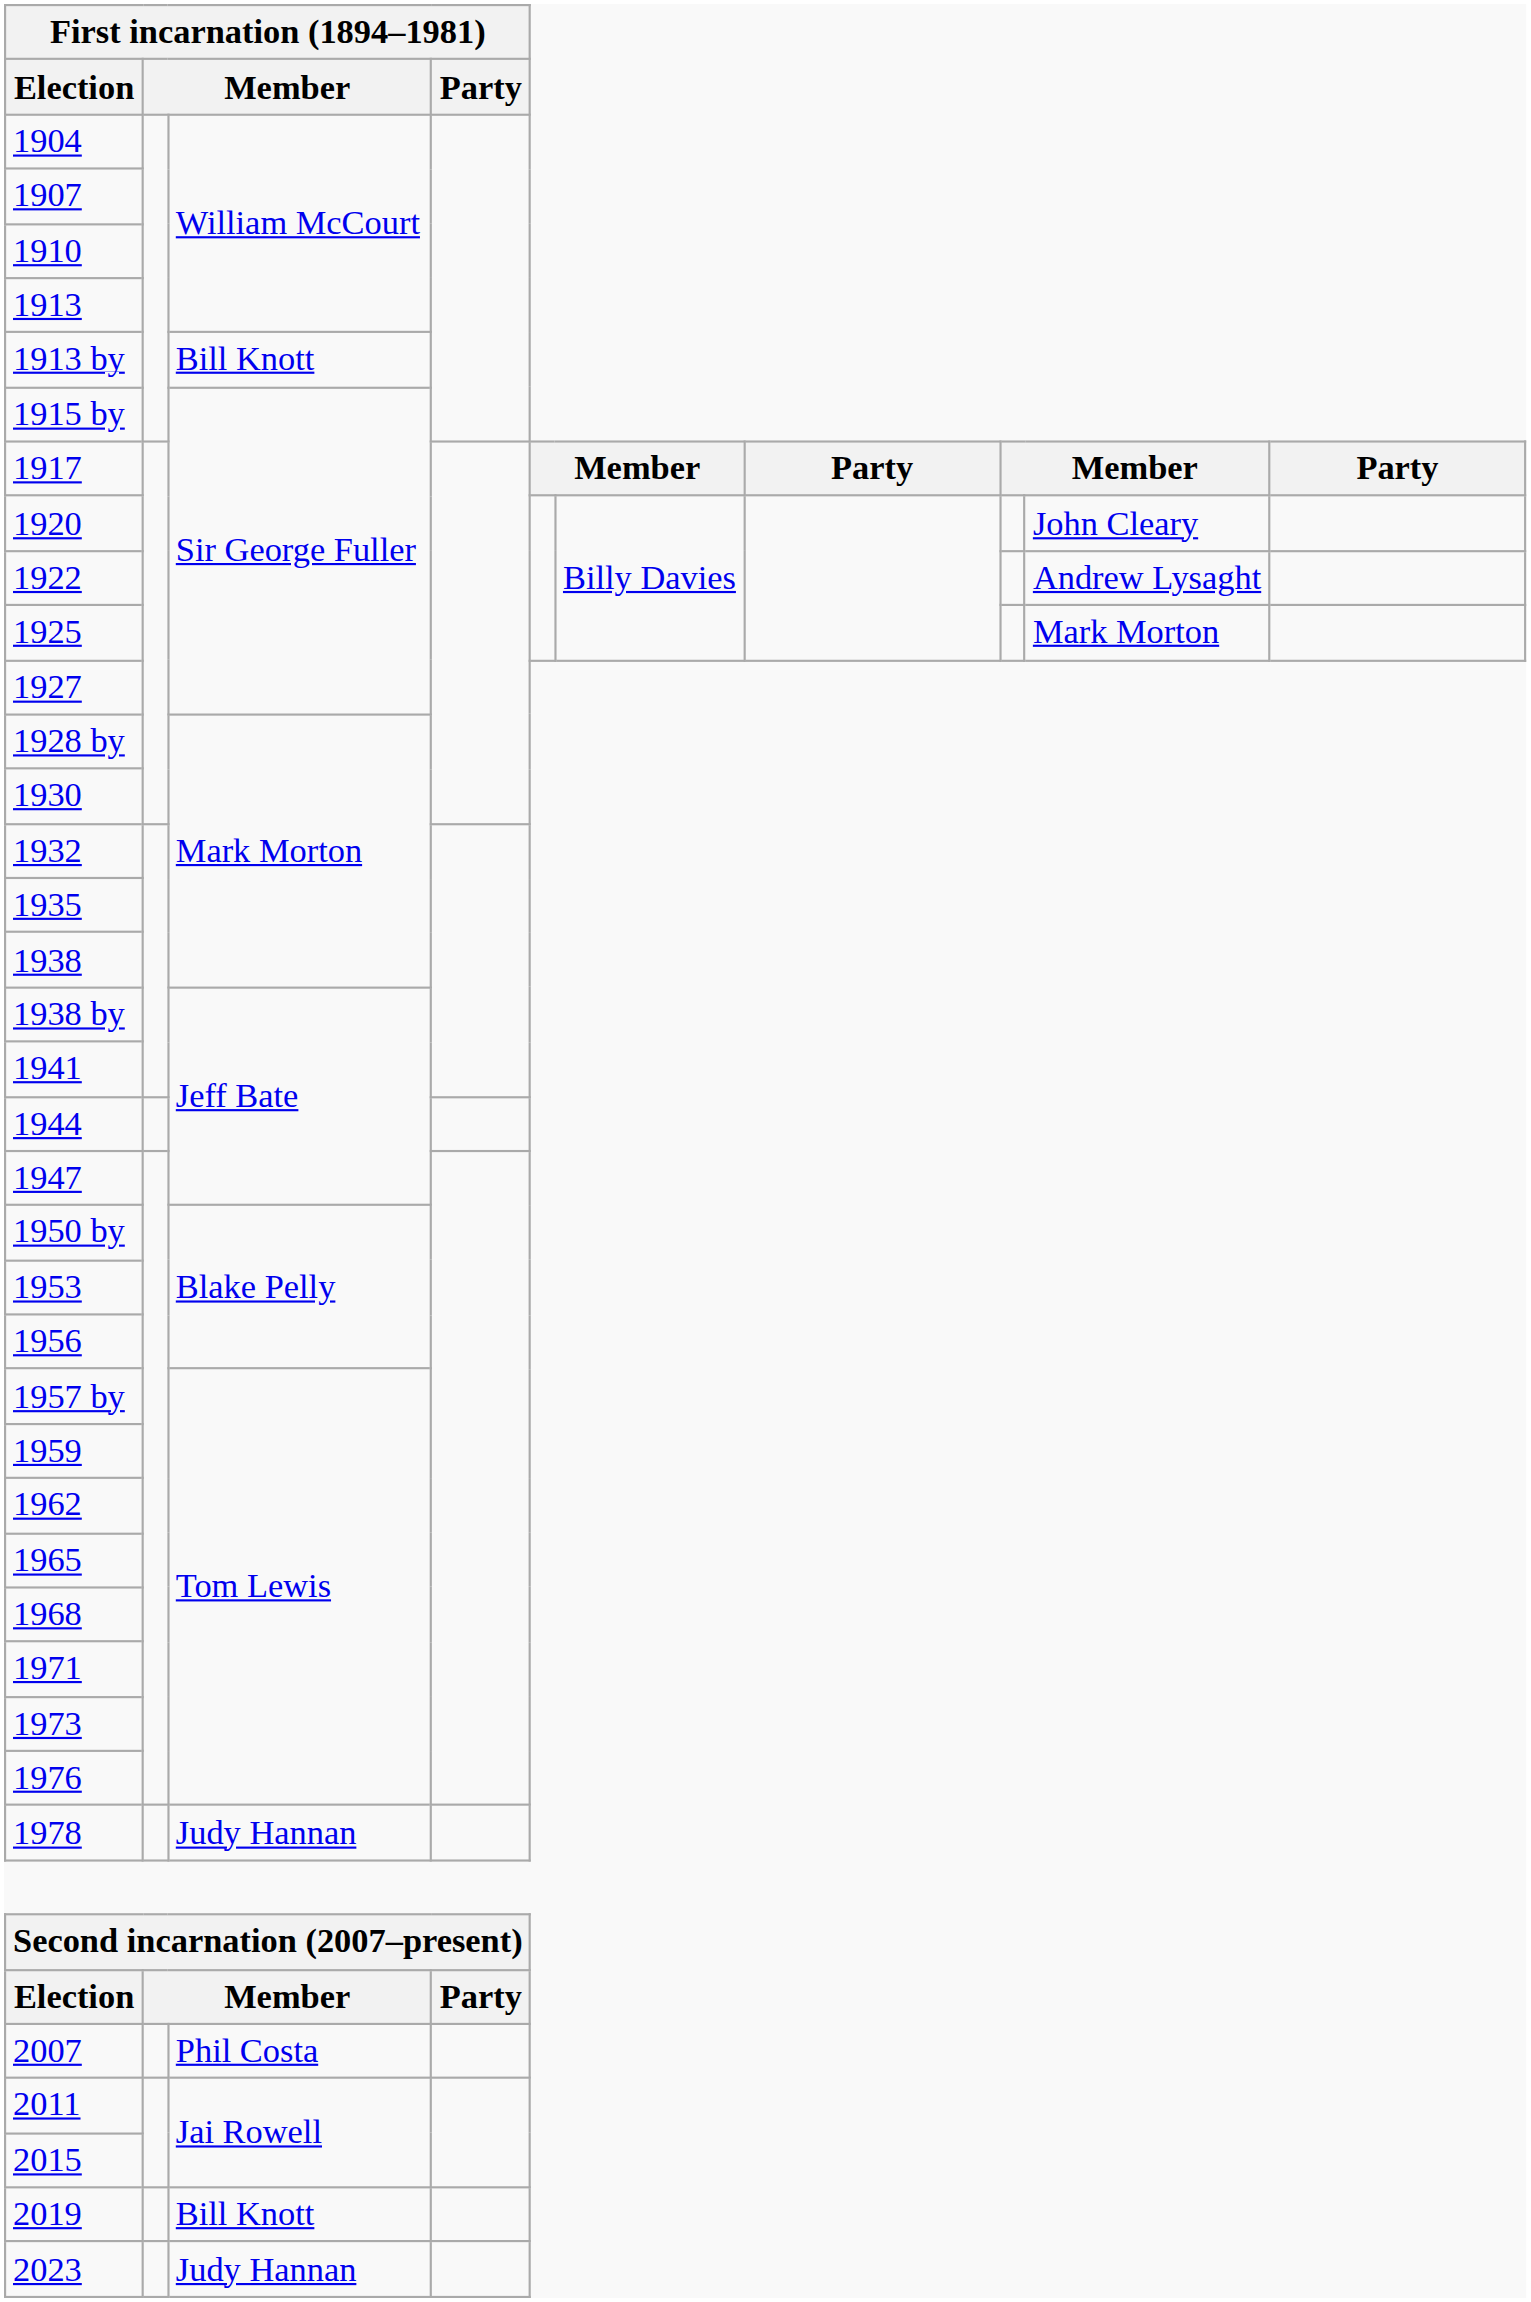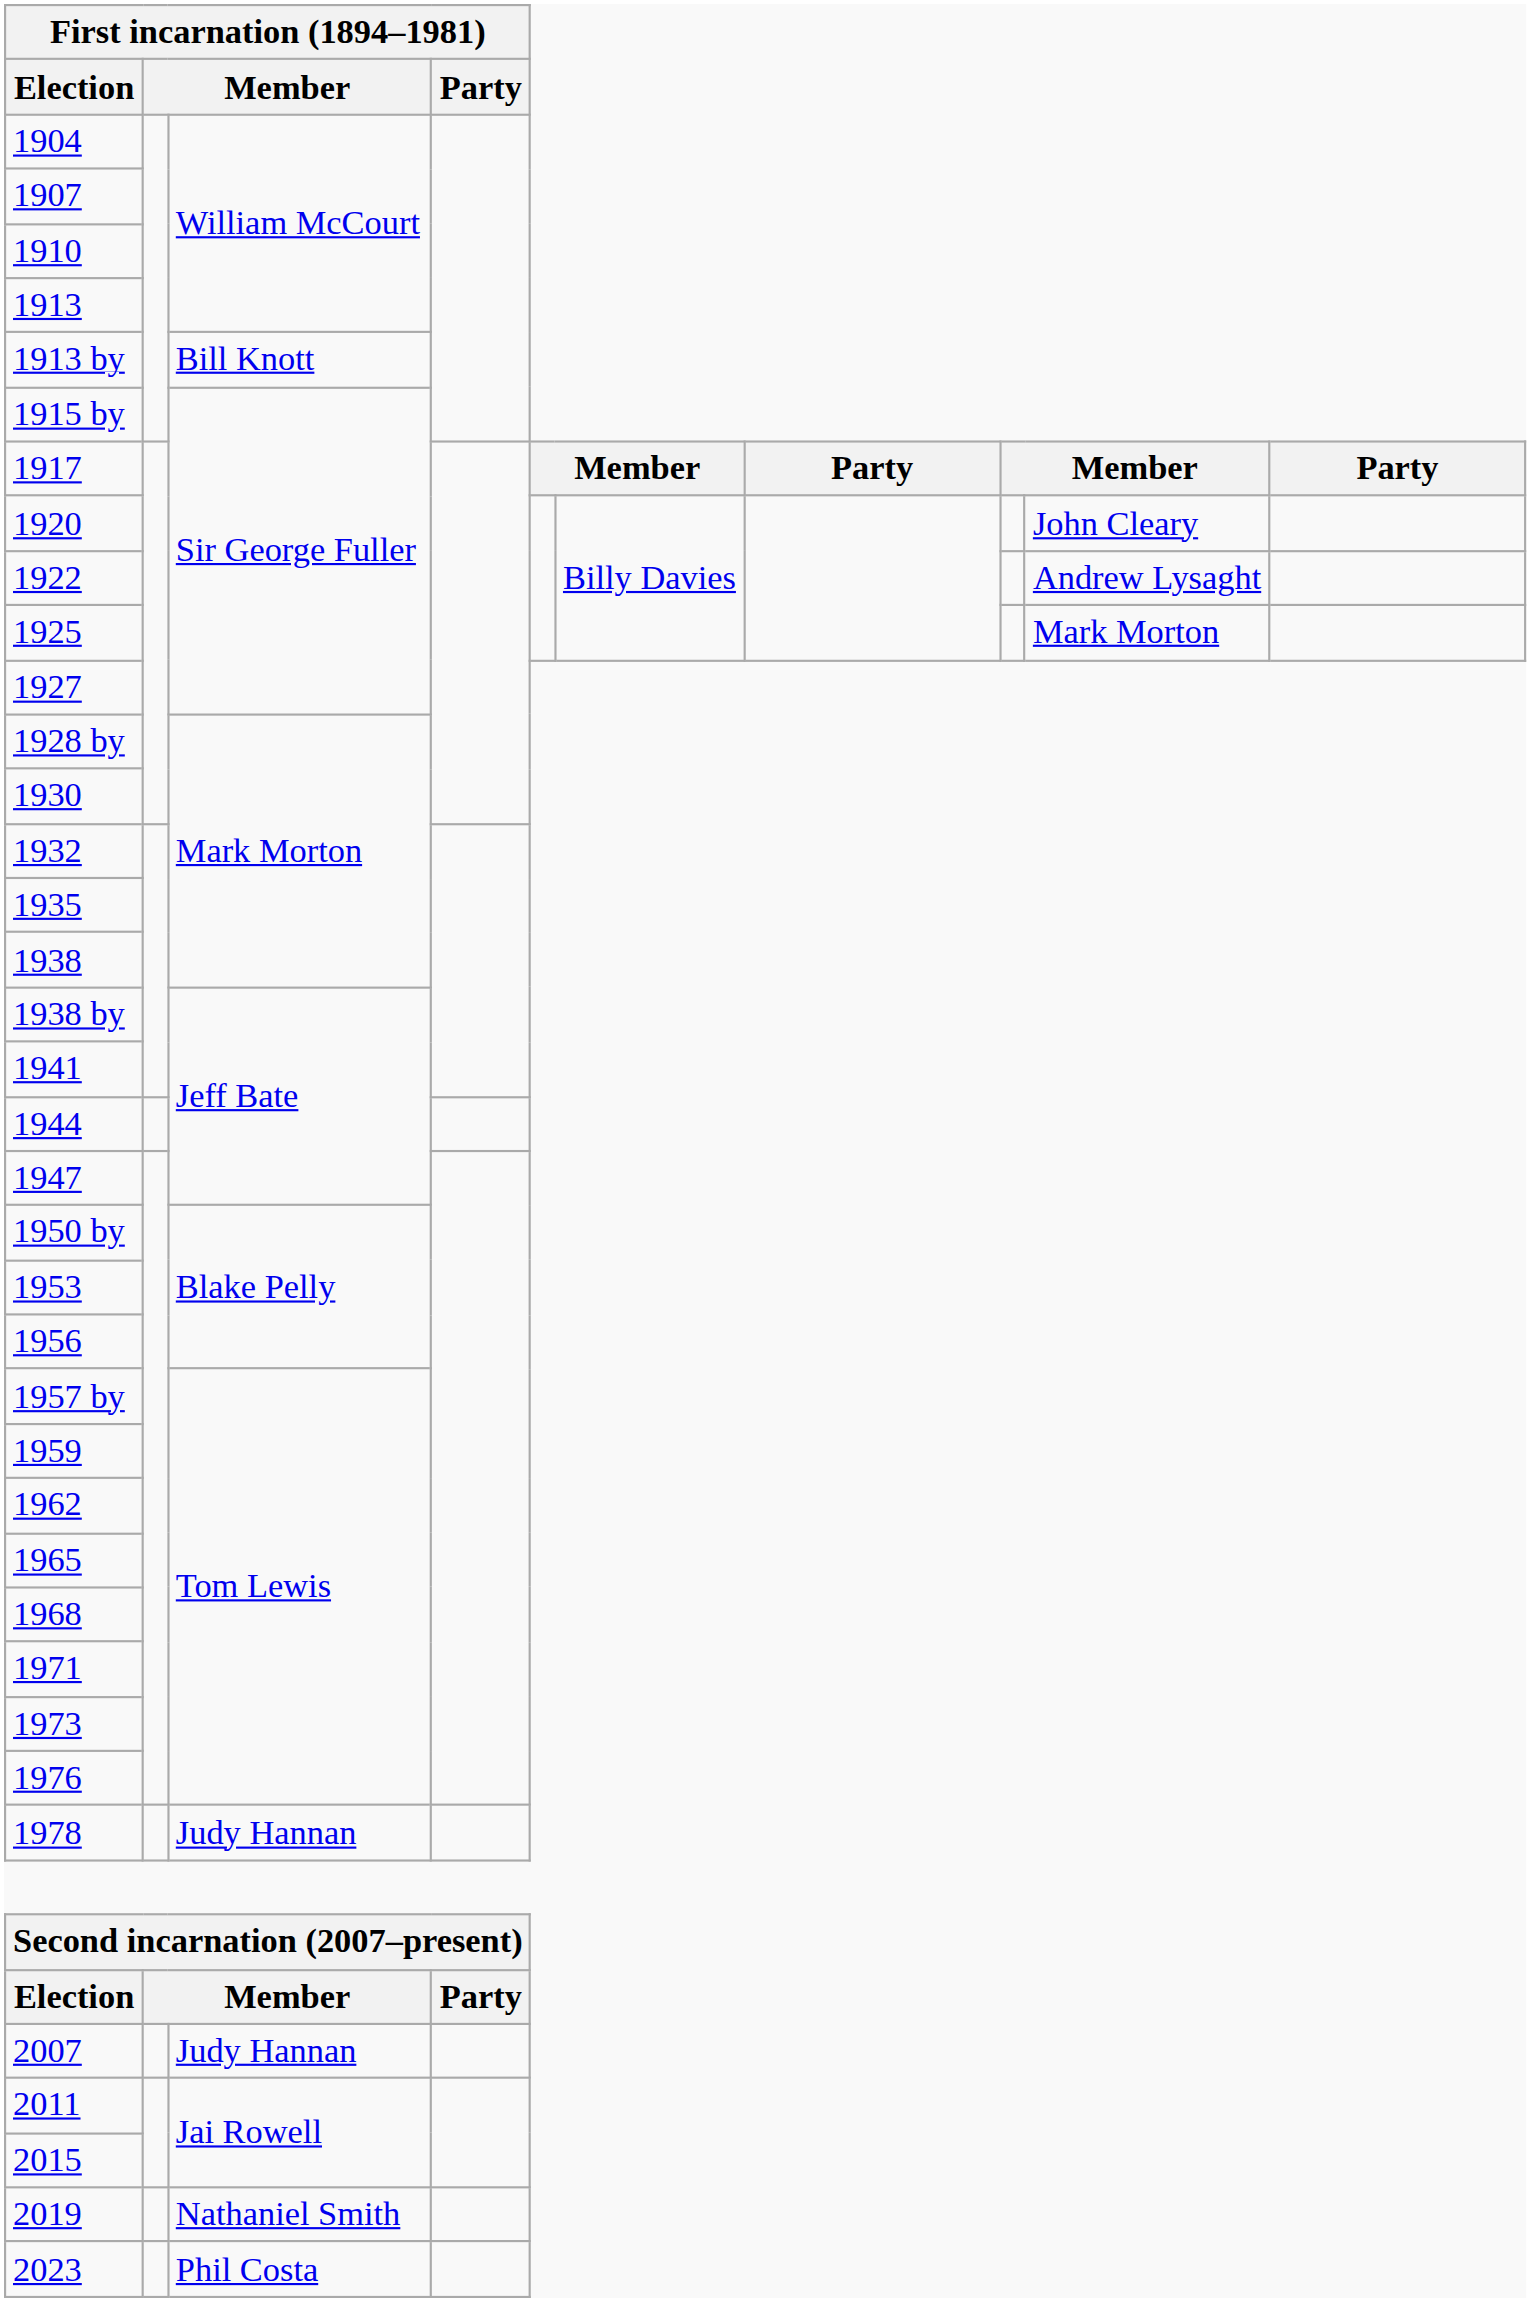(247, 2050) Phil Costa -> (266, 2050) Judy Hannan
(245, 2214) Bill Knott -> (288, 2214) Nathaniel Smith
(266, 2268) Judy Hannan -> (247, 2268) Phil Costa
